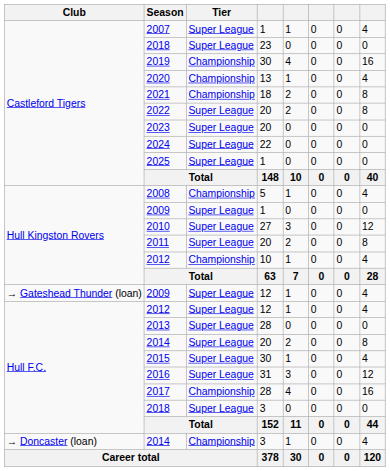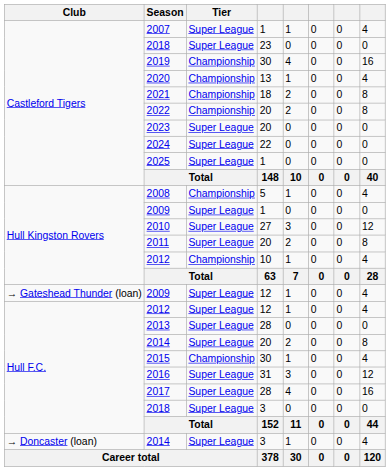(221, 111) Super League -> (222, 111) Championship
(221, 359) Super League -> (222, 359) Championship
(222, 392) Championship -> (221, 392) Super League
(222, 441) Championship -> (221, 441) Super League
